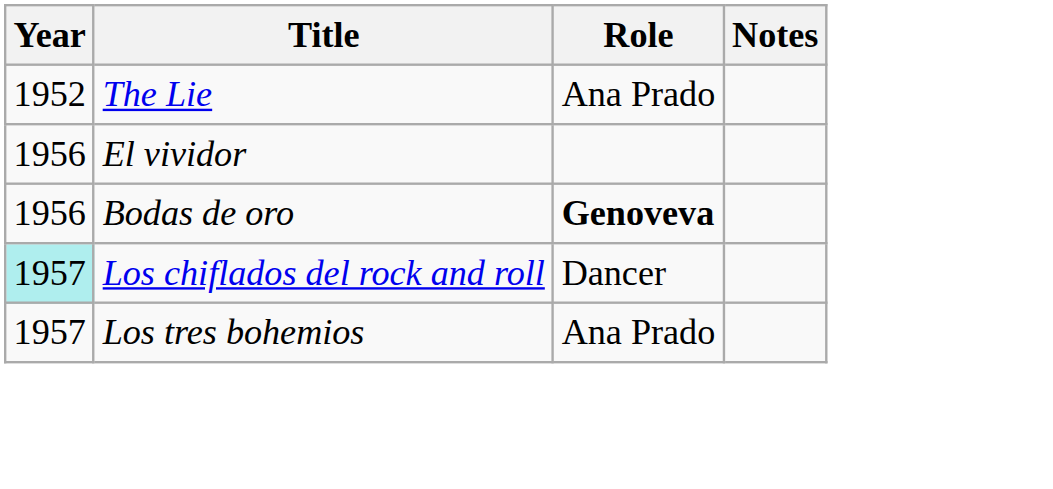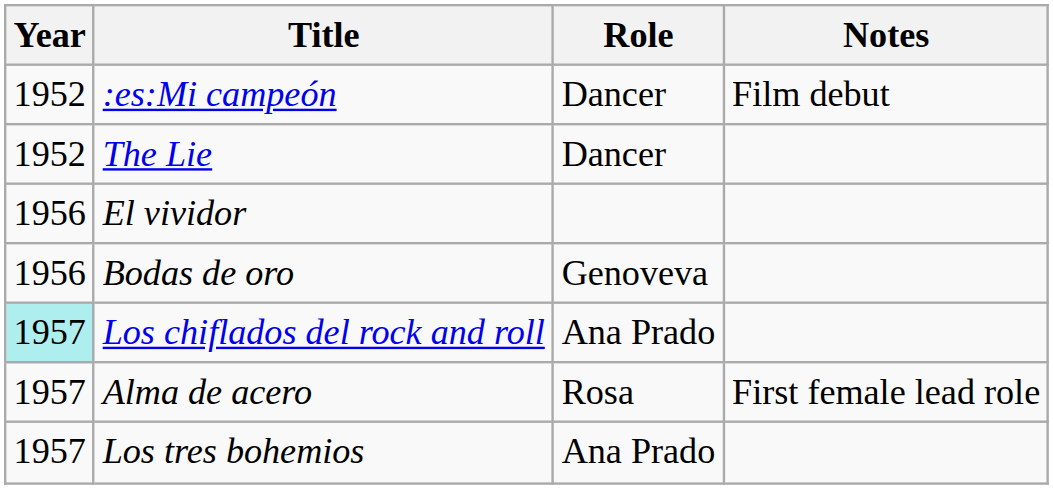+ row: (220, 94)
(638, 94) Ana Prado -> (614, 153) Dancer
(638, 213) bold -> (635, 273) normal
(614, 273) Dancer -> (638, 332) Ana Prado
+ row: (207, 392)
